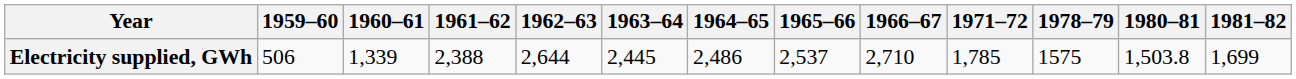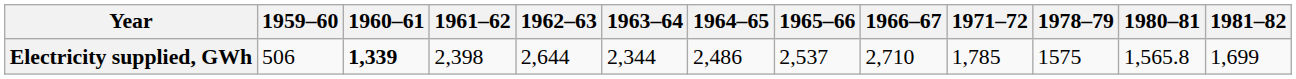(373, 56) normal -> (373, 56) bold
(459, 56) 2,388 -> (459, 56) 2,398
(631, 56) 2,445 -> (631, 56) 2,344
(1157, 56) 1,503.8 -> (1157, 56) 1,565.8
